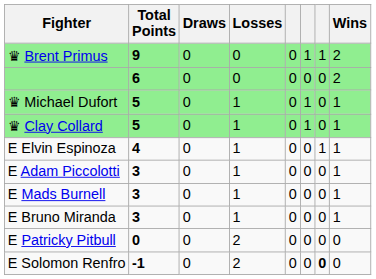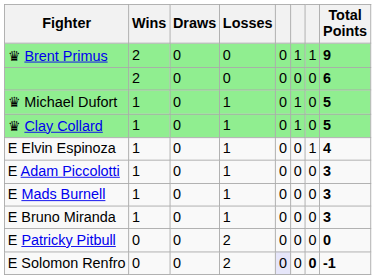columns swapped: (350, 24) <-> (154, 24)
(293, 263) no background -> (283, 263) lavender background
